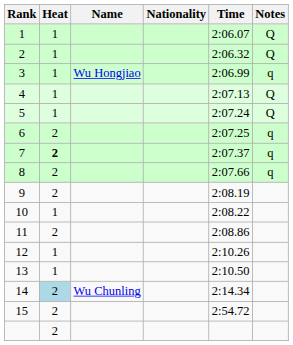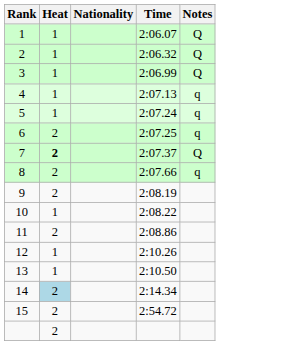- column: (107, 14)
(270, 73) q -> (197, 73) Q
(270, 93) Q -> (197, 93) q
(270, 113) Q -> (197, 113) q
(270, 152) q -> (197, 152) Q
